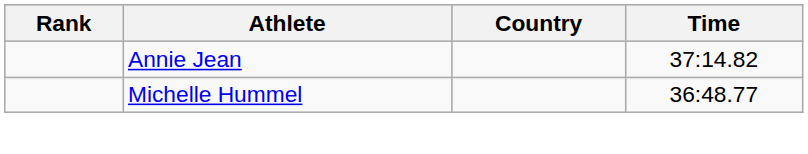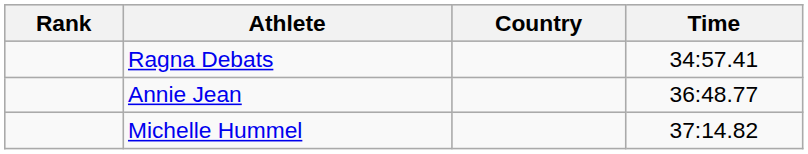+ row: (201, 59)
(714, 59) 37:14.82 -> (714, 95) 36:48.77
(714, 95) 36:48.77 -> (714, 131) 37:14.82
